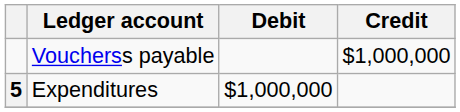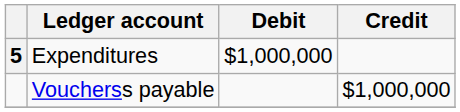rows swapped: (95, 90) <-> (123, 55)
